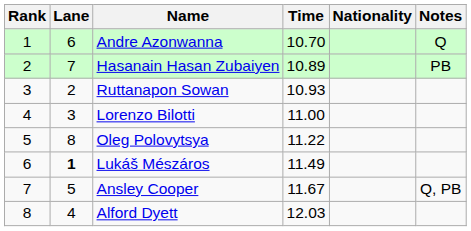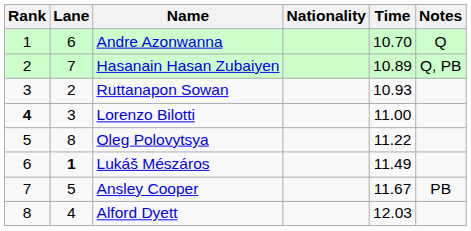columns swapped: (372, 16) <-> (306, 16)
(441, 66) PB -> (441, 66) Q, PB
(27, 115) normal -> (27, 115) bold
(441, 189) Q, PB -> (441, 189) PB
